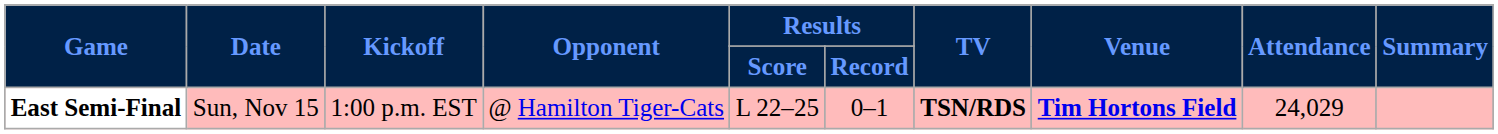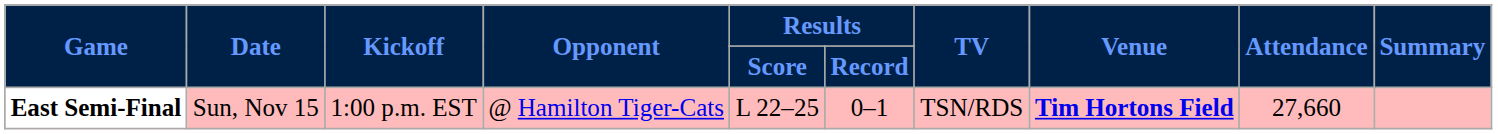(973, 108) bold -> (972, 108) normal
(1309, 108) 24,029 -> (1306, 108) 27,660
